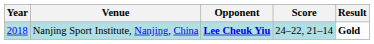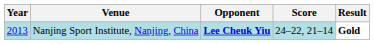(17, 30) 2018 -> (17, 30) 2013
